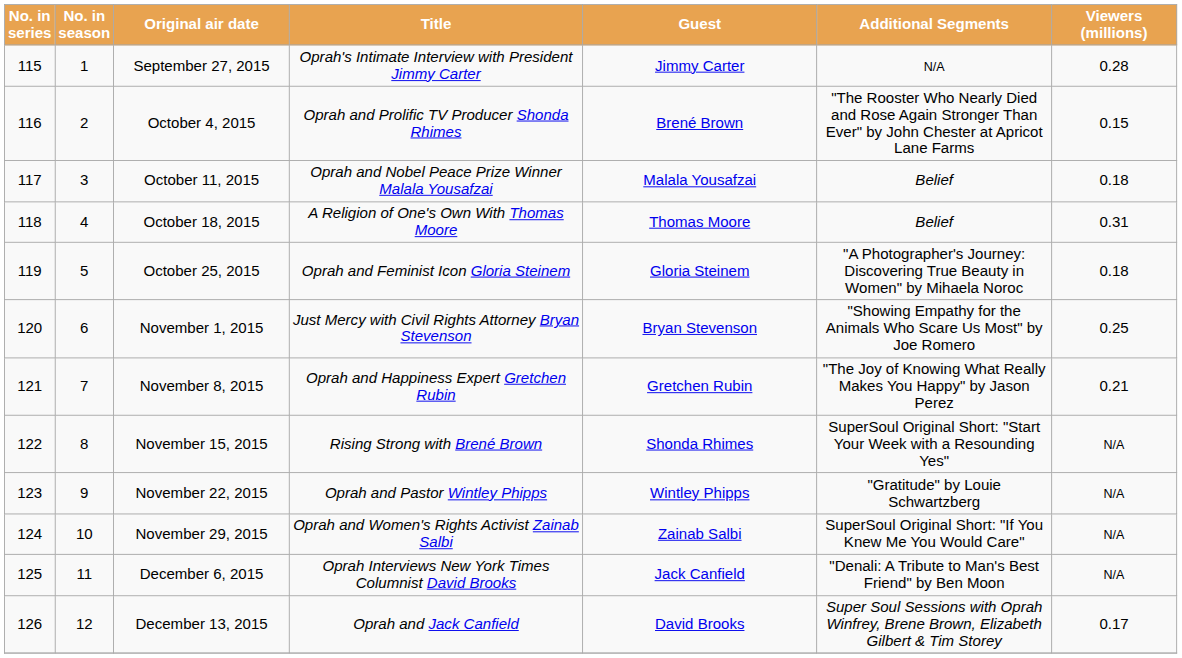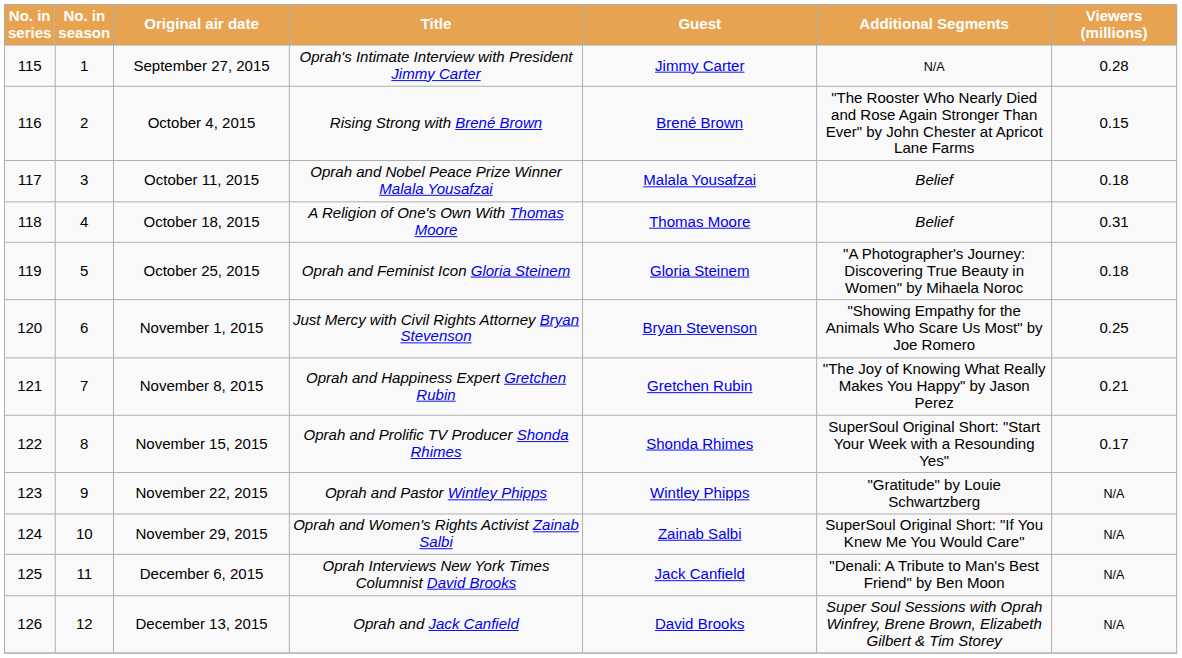(436, 123) Oprah and Prolific TV Producer Shonda Rhimes -> (436, 123) Rising Strong with Brené Brown
(436, 444) Rising Strong with Brené Brown -> (436, 444) Oprah and Prolific TV Producer Shonda Rhimes
(1114, 444) N/A -> (1114, 444) 0.17
(1114, 624) 0.17 -> (1114, 624) N/A
